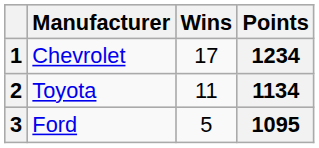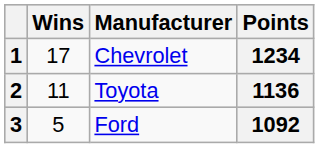columns swapped: (101, 22) <-> (206, 22)
(276, 90) 1134 -> (276, 90) 1136
(276, 124) 1095 -> (276, 124) 1092
